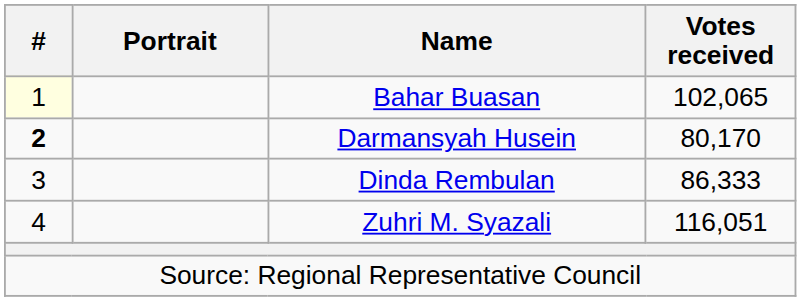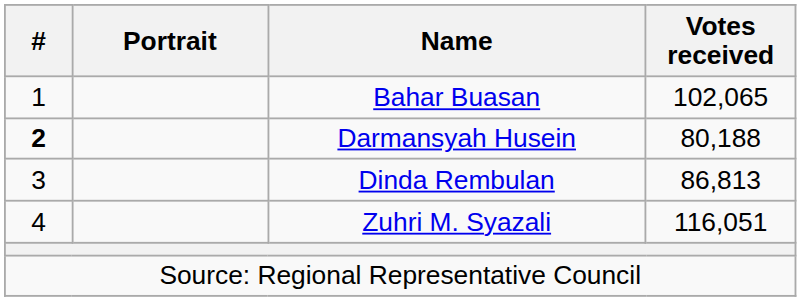(39, 97) lightyellow background -> (39, 97) no background
(721, 139) 80,170 -> (721, 139) 80,188
(721, 180) 86,333 -> (721, 180) 86,813
